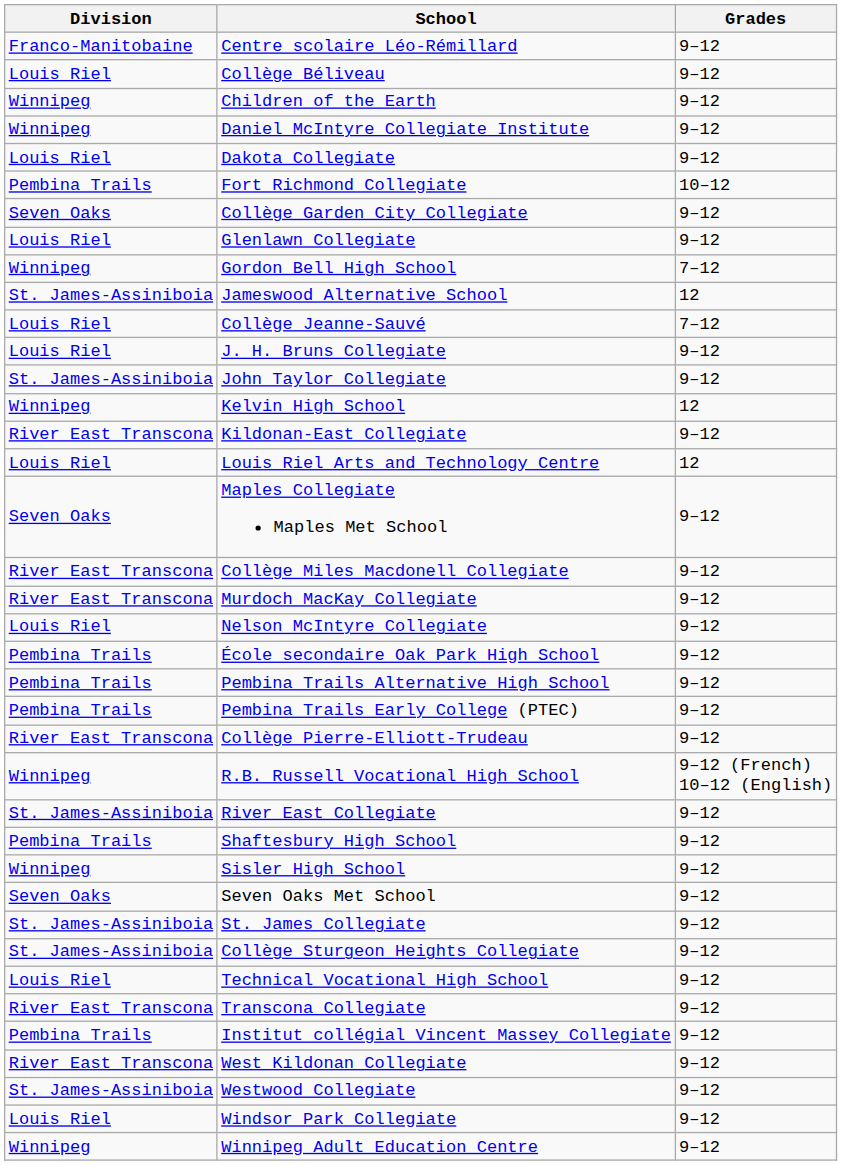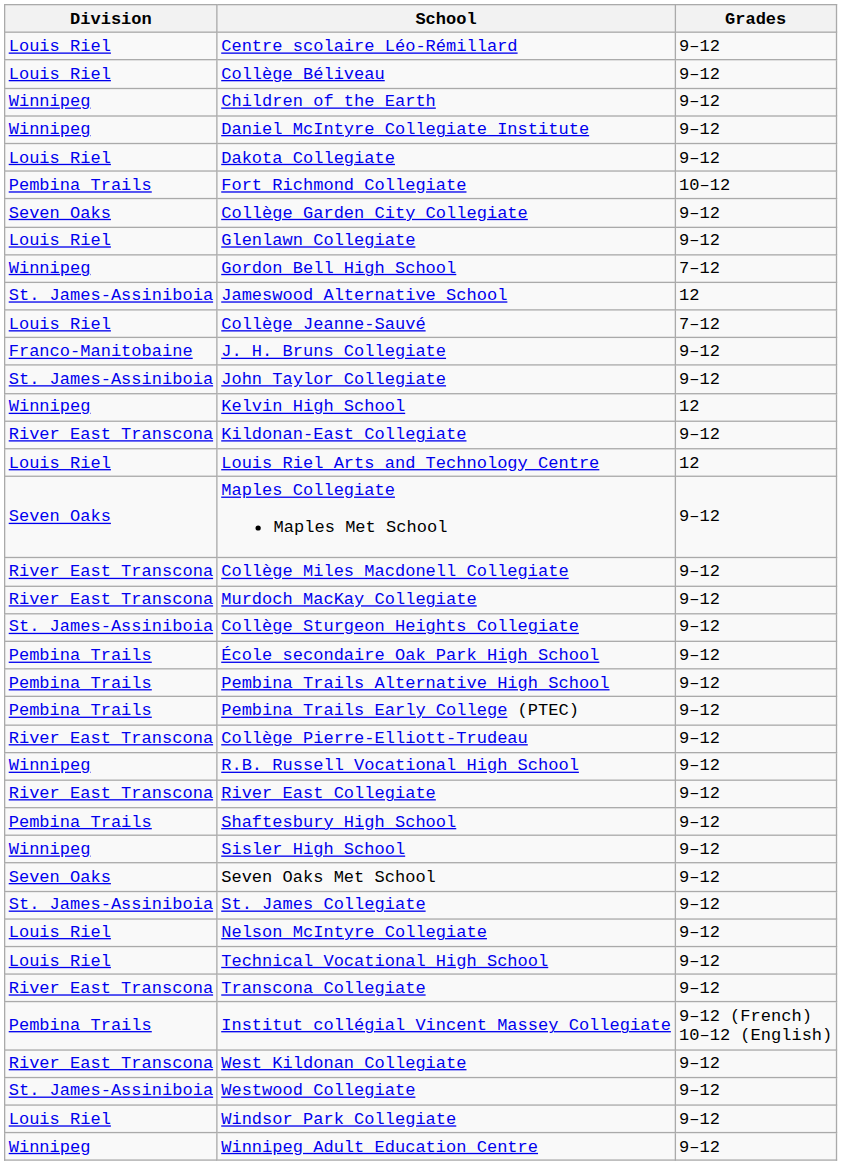(101, 46) Franco-Manitobaine -> (60, 46) Louis Riel
(60, 352) Louis Riel -> (101, 352) Franco-Manitobaine
rows swapped: (354, 627) <-> (400, 952)
(756, 776) 9–12 (French) 10–12 (English) -> (699, 766) 9–12
(111, 814) St. James-Assiniboia -> (111, 794) River East Transcona
(699, 1036) 9–12 -> (756, 1026) 9–12 (French) 10–12 (English)
